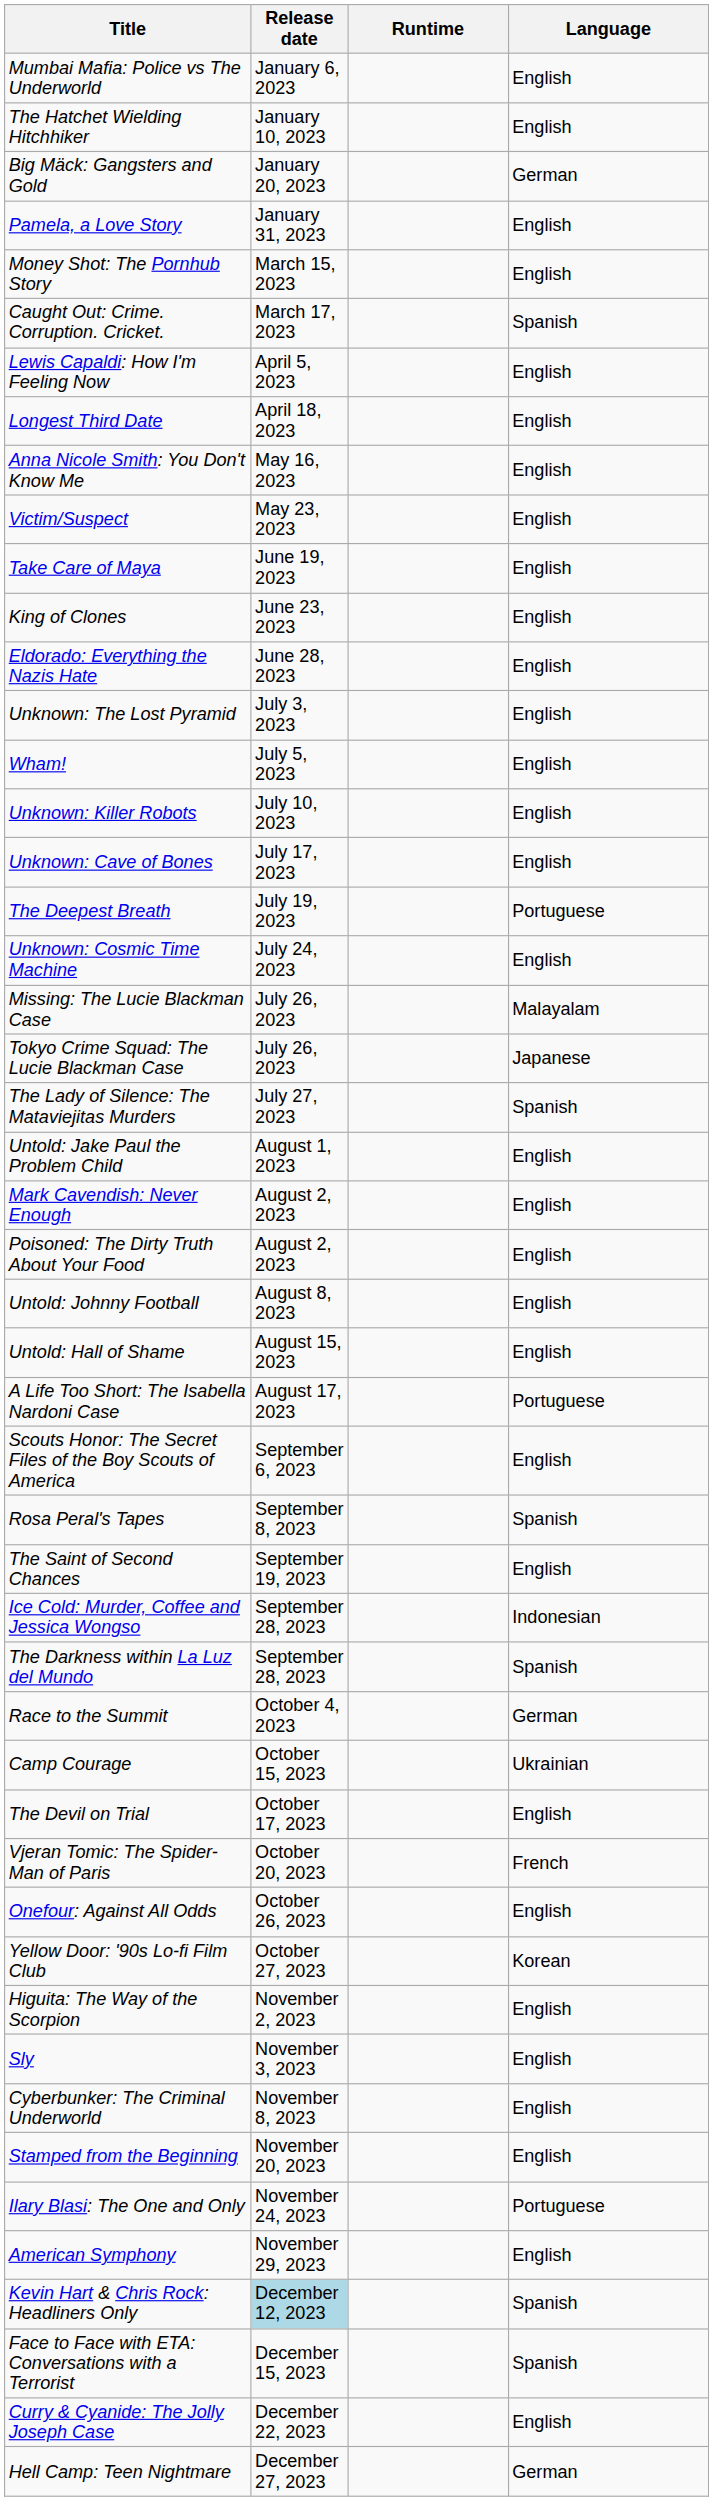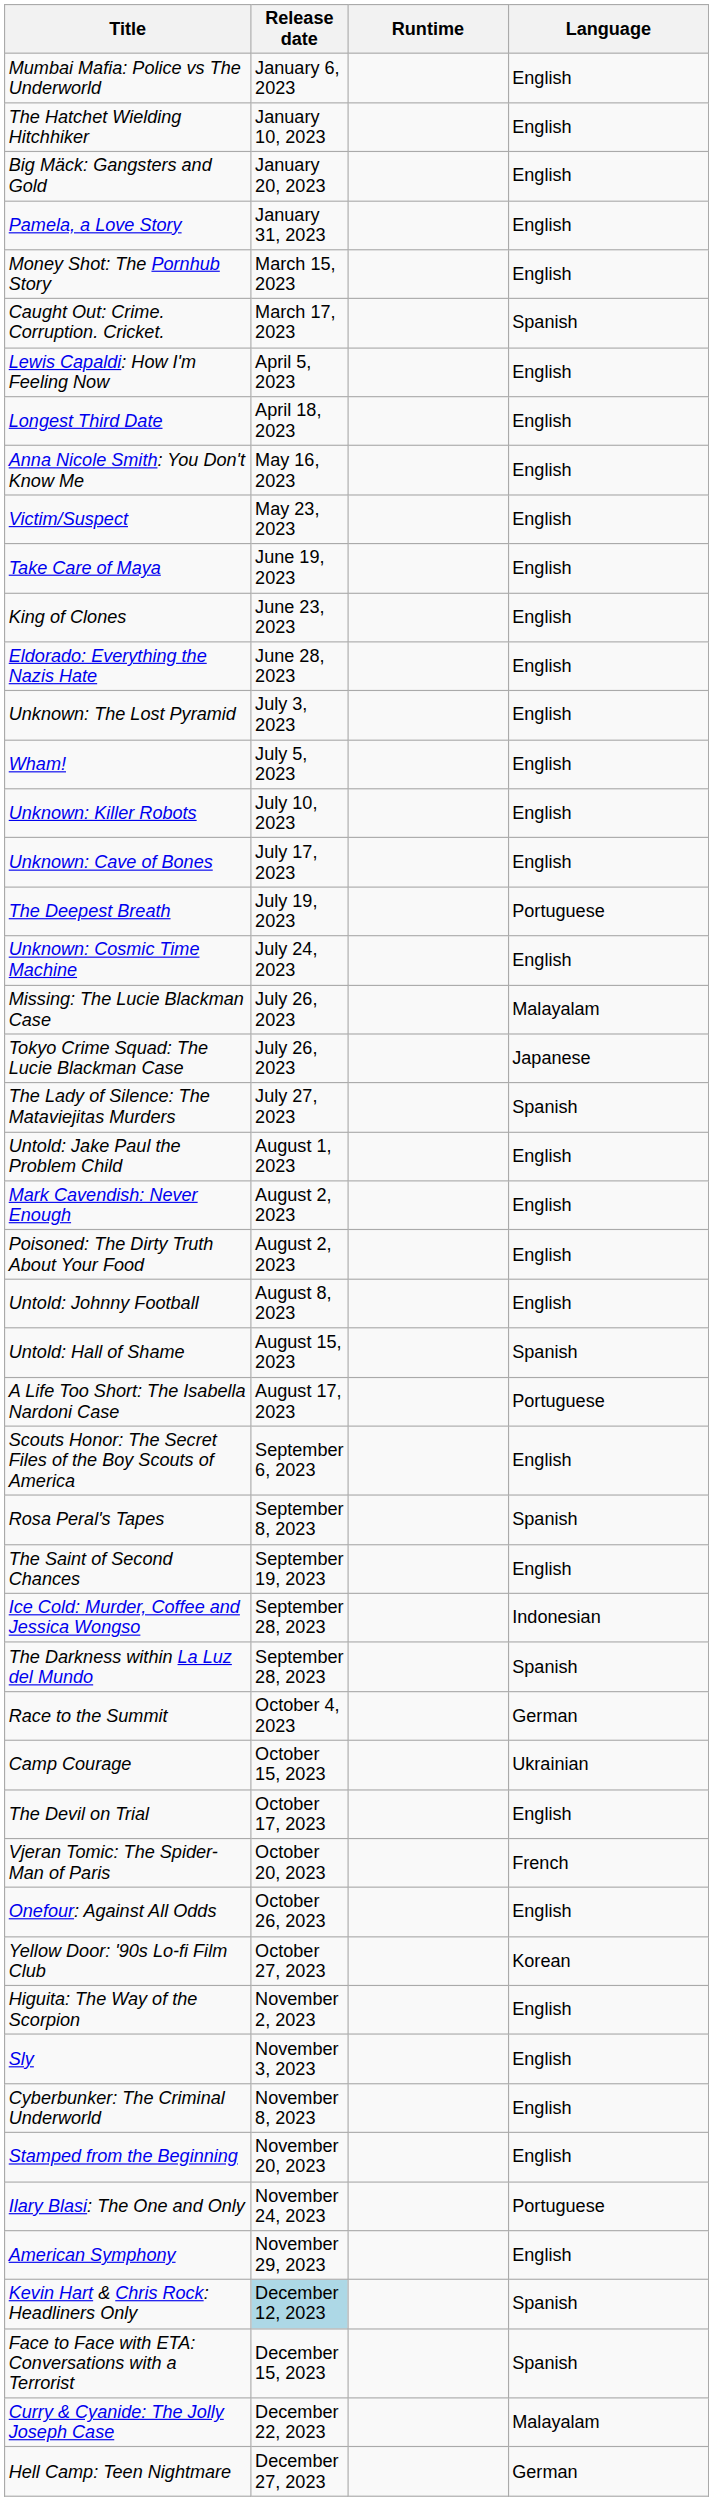(545, 176) German -> (542, 176) English
(542, 1352) English -> (545, 1352) Spanish
(542, 2422) English -> (556, 2422) Malayalam
